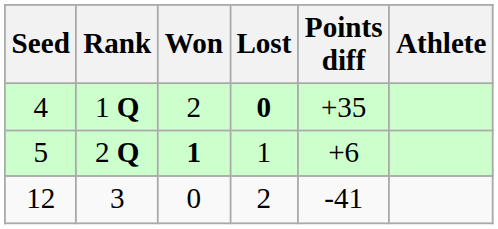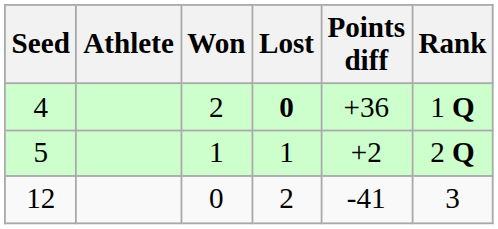columns swapped: (441, 43) <-> (117, 43)
(344, 106) +35 -> (366, 106) +36
(194, 152) bold -> (216, 152) normal
(344, 152) +6 -> (366, 152) +2
